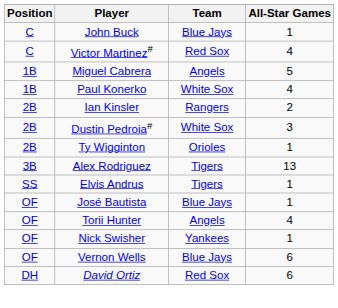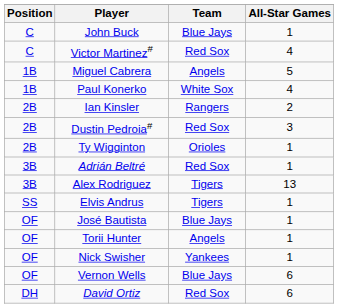(207, 127) White Sox -> (207, 127) Red Sox
+ row: (112, 166)
(290, 220) 4 -> (290, 239) 1
